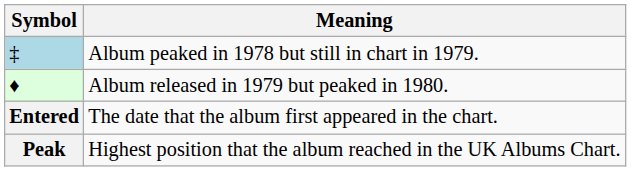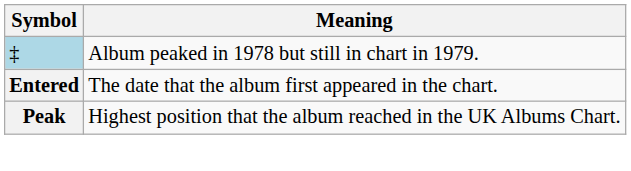- row: (15, 85)
